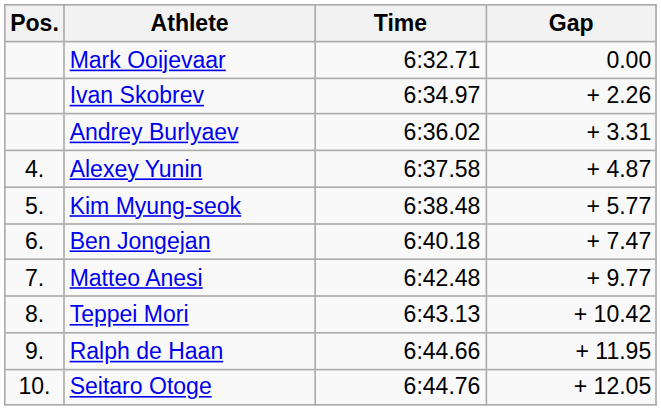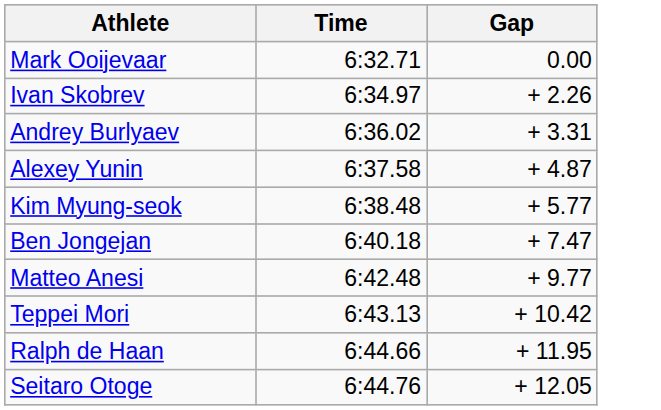- column: (35, 23)
